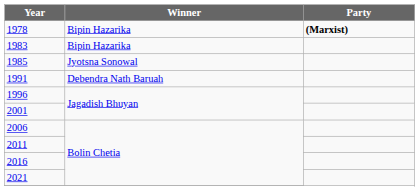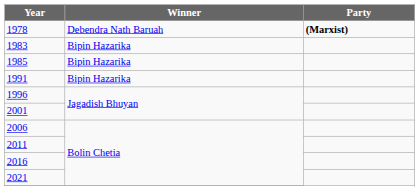(99, 29) Bipin Hazarika -> (115, 29) Debendra Nath Baruah
(102, 62) Jyotsna Sonowal -> (99, 62) Bipin Hazarika
(115, 78) Debendra Nath Baruah -> (99, 78) Bipin Hazarika
